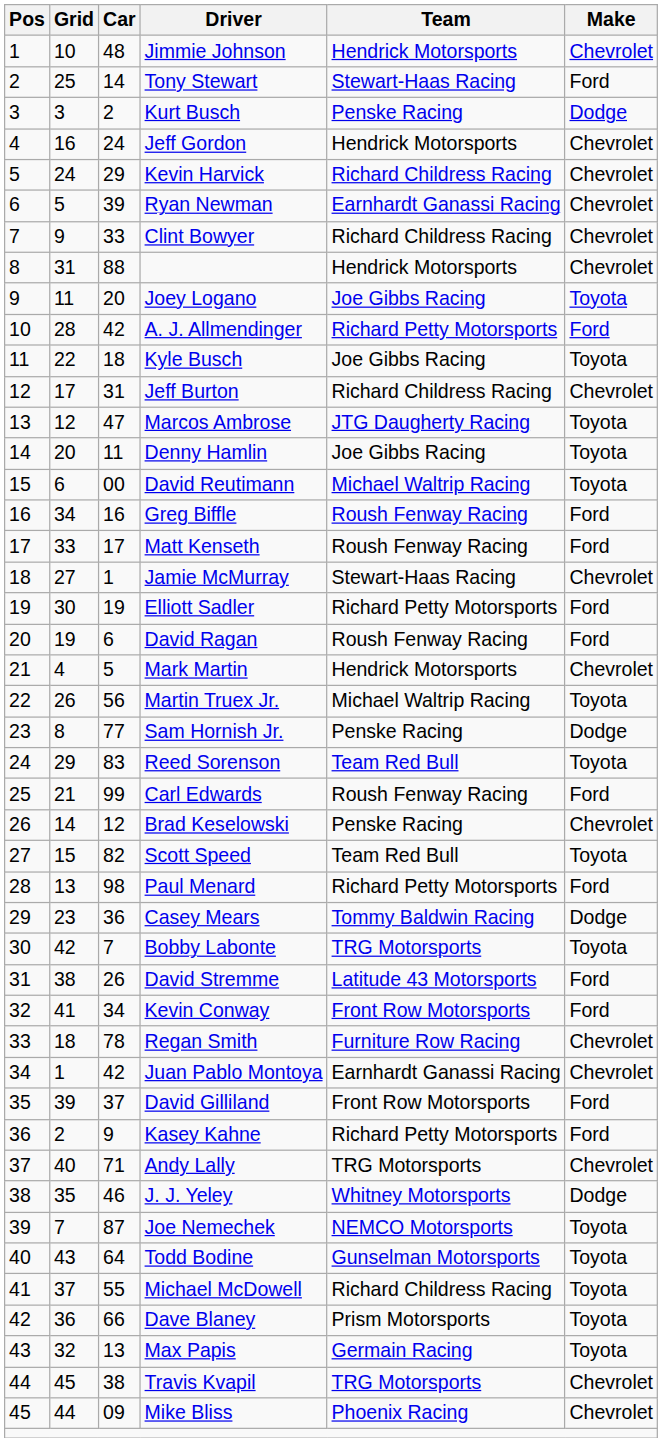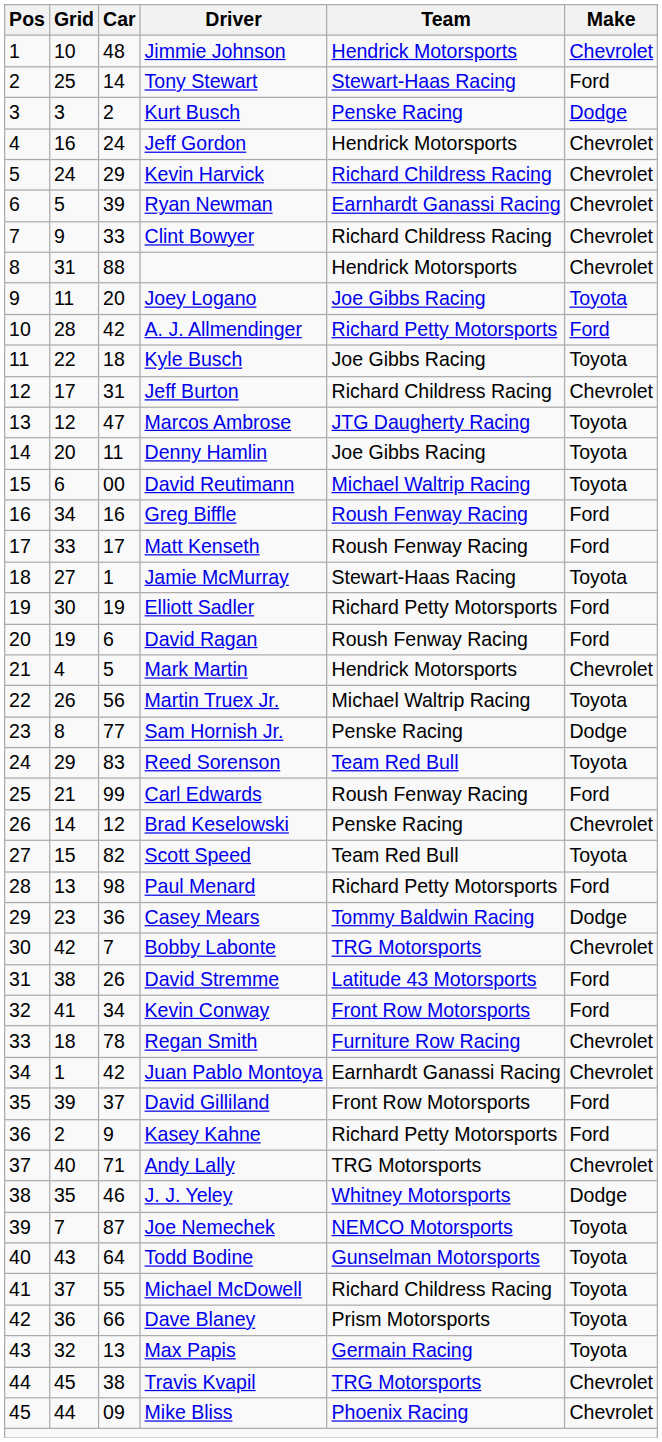(611, 577) Chevrolet -> (598, 577) Toyota
(598, 948) Toyota -> (611, 948) Chevrolet
